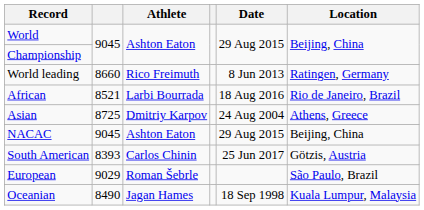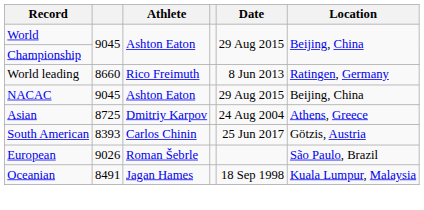- row: (27, 94)
rows swapped: (22, 114) <-> (29, 134)
(108, 174) 9029 -> (108, 154) 9026
(108, 194) 8490 -> (108, 174) 8491
